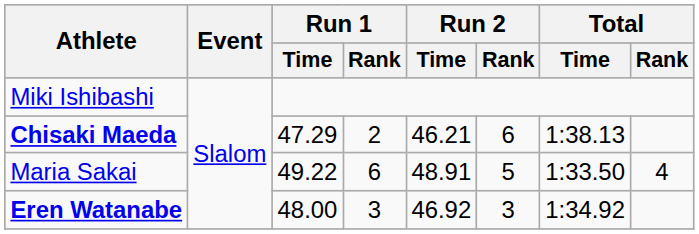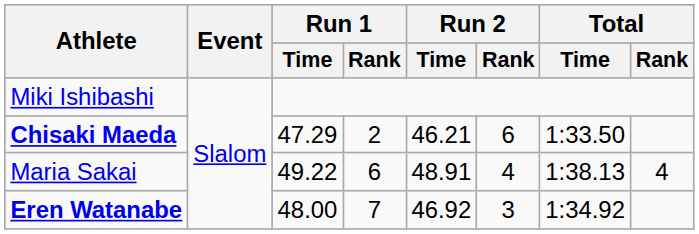(585, 135) 1:38.13 -> (585, 135) 1:33.50
(508, 173) 5 -> (508, 173) 4
(585, 173) 1:33.50 -> (585, 173) 1:38.13
(374, 210) 3 -> (374, 210) 7
